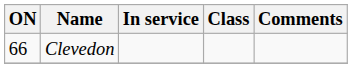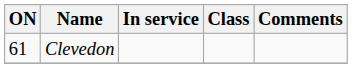(18, 48) 66 -> (18, 48) 61
